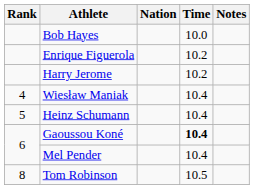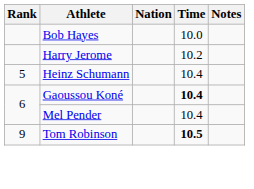- row: (88, 54)
- row: (85, 94)
(22, 174) 8 -> (22, 134) 9
(196, 174) normal -> (191, 134) bold
